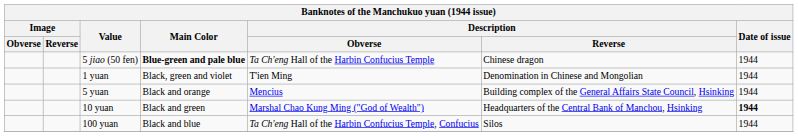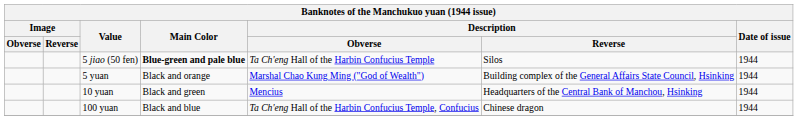(513, 60) Chinese dragon -> (493, 60) Silos
- row: (96, 76)
(266, 92) Mencius -> (337, 76) Marshal Chao Kung Ming ("God of Wealth")
(337, 108) Marshal Chao Kung Ming ("God of Wealth") -> (266, 92) Mencius
(748, 108) bold -> (748, 92) normal
(493, 124) Silos -> (513, 108) Chinese dragon
